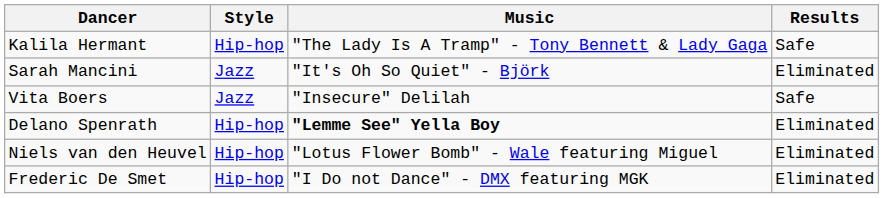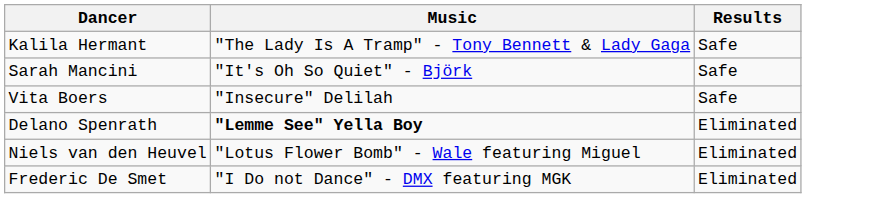- column: (249, 18)
(825, 72) Eliminated -> (718, 72) Safe
